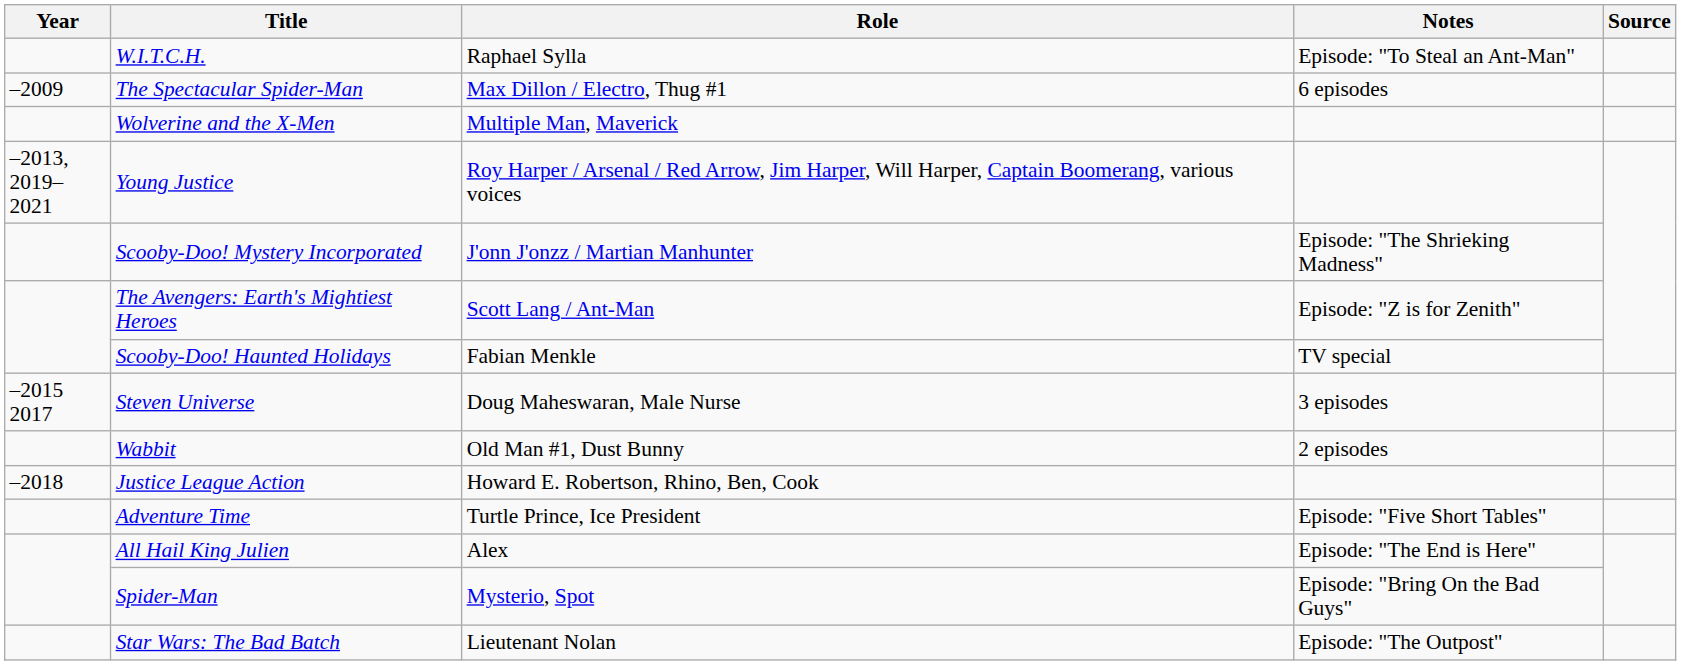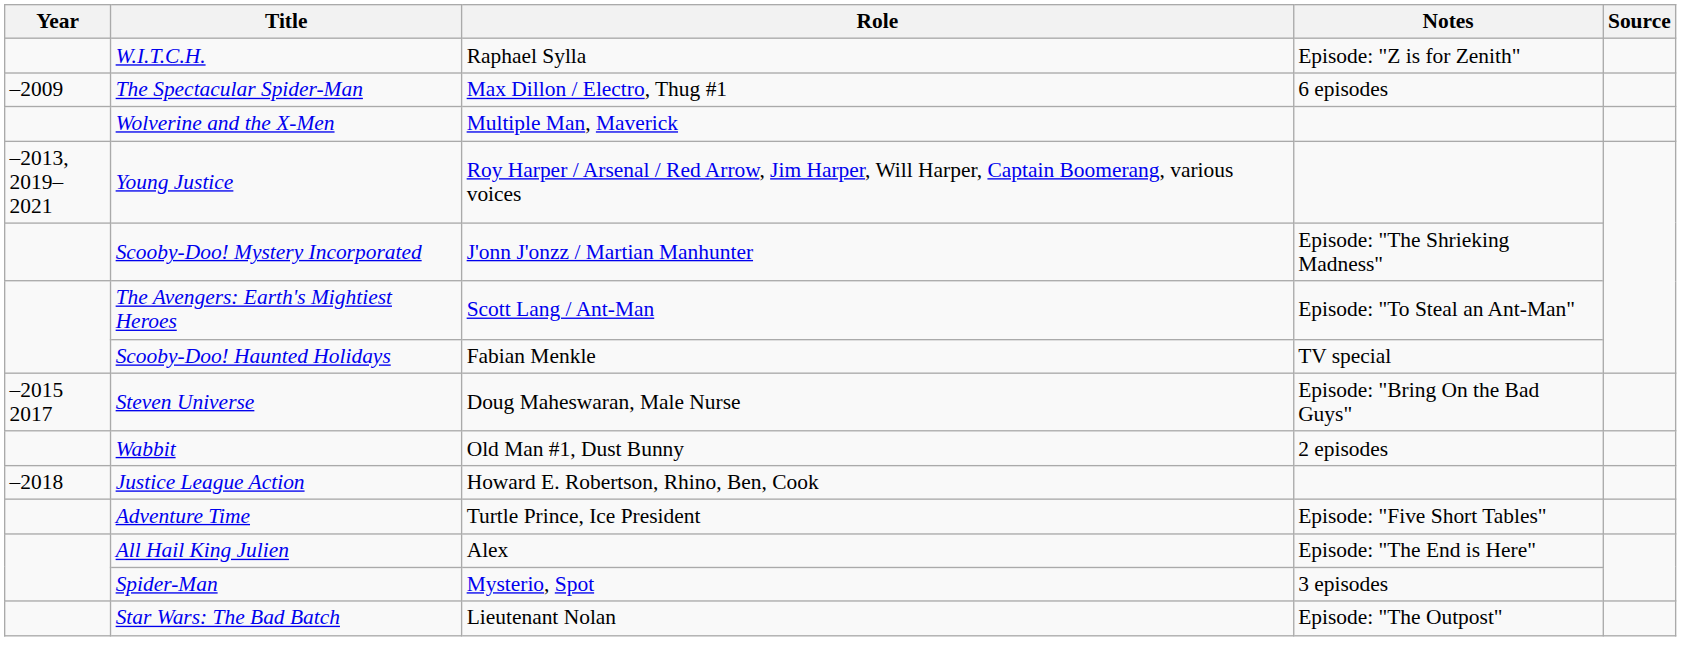(1437, 55) Episode: "To Steal an Ant-Man" -> (1409, 55) Episode: "Z is for Zenith"
(1409, 309) Episode: "Z is for Zenith" -> (1437, 309) Episode: "To Steal an Ant-Man"
(1343, 402) 3 episodes -> (1419, 402) Episode: "Bring On the Bad Guys"
(1419, 596) Episode: "Bring On the Bad Guys" -> (1343, 584) 3 episodes
